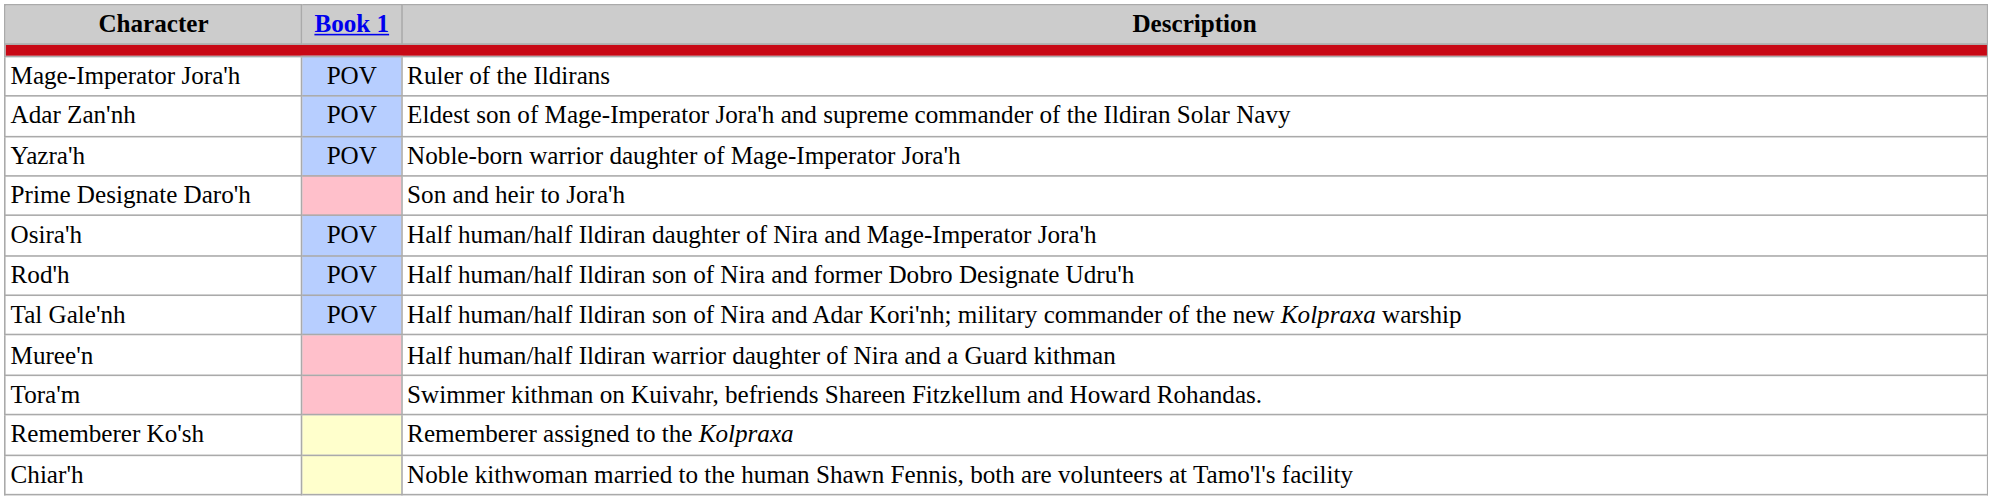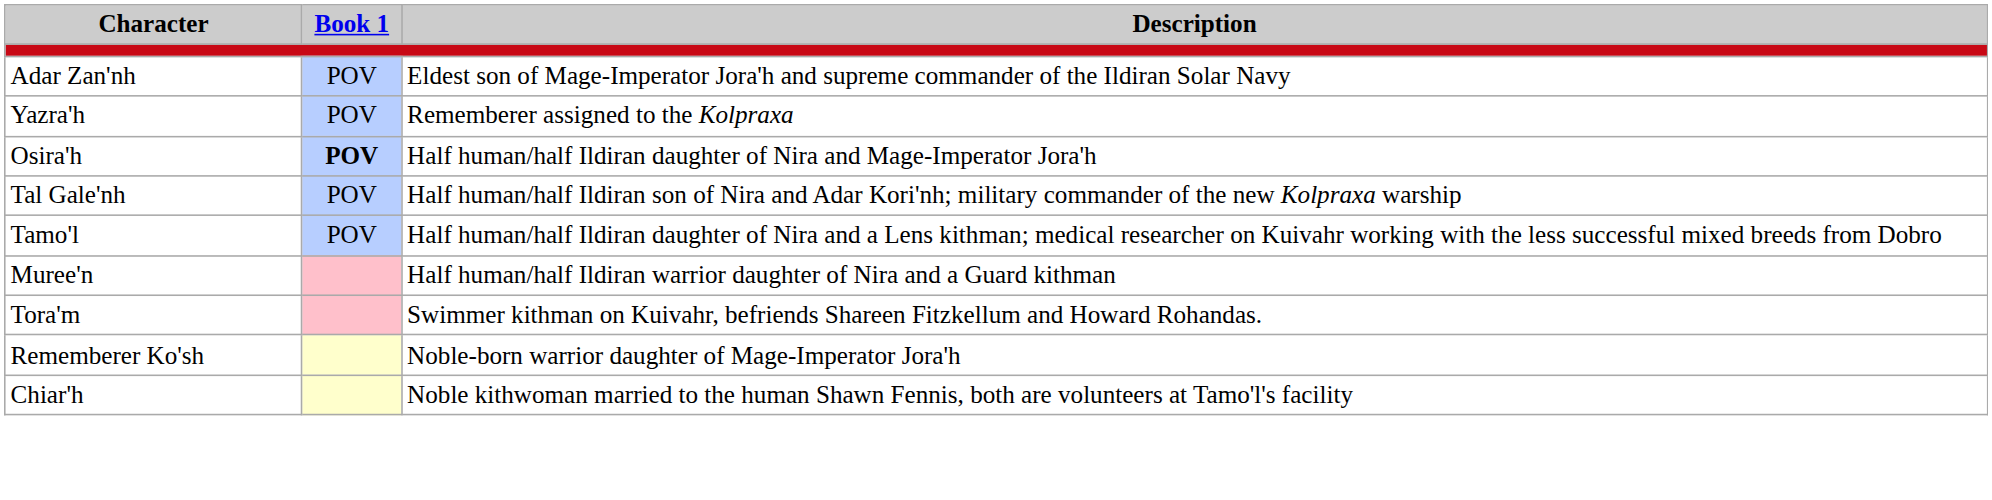- row: (125, 75)
(684, 155) Noble-born warrior daughter of Mage-Imperator Jora'h -> (600, 115) Rememberer assigned to the Kolpraxa
- row: (131, 195)
(352, 235) normal -> (352, 155) bold
- row: (40, 275)
+ row: (45, 235)
(600, 434) Rememberer assigned to the Kolpraxa -> (684, 354) Noble-born warrior daughter of Mage-Imperator Jora'h
